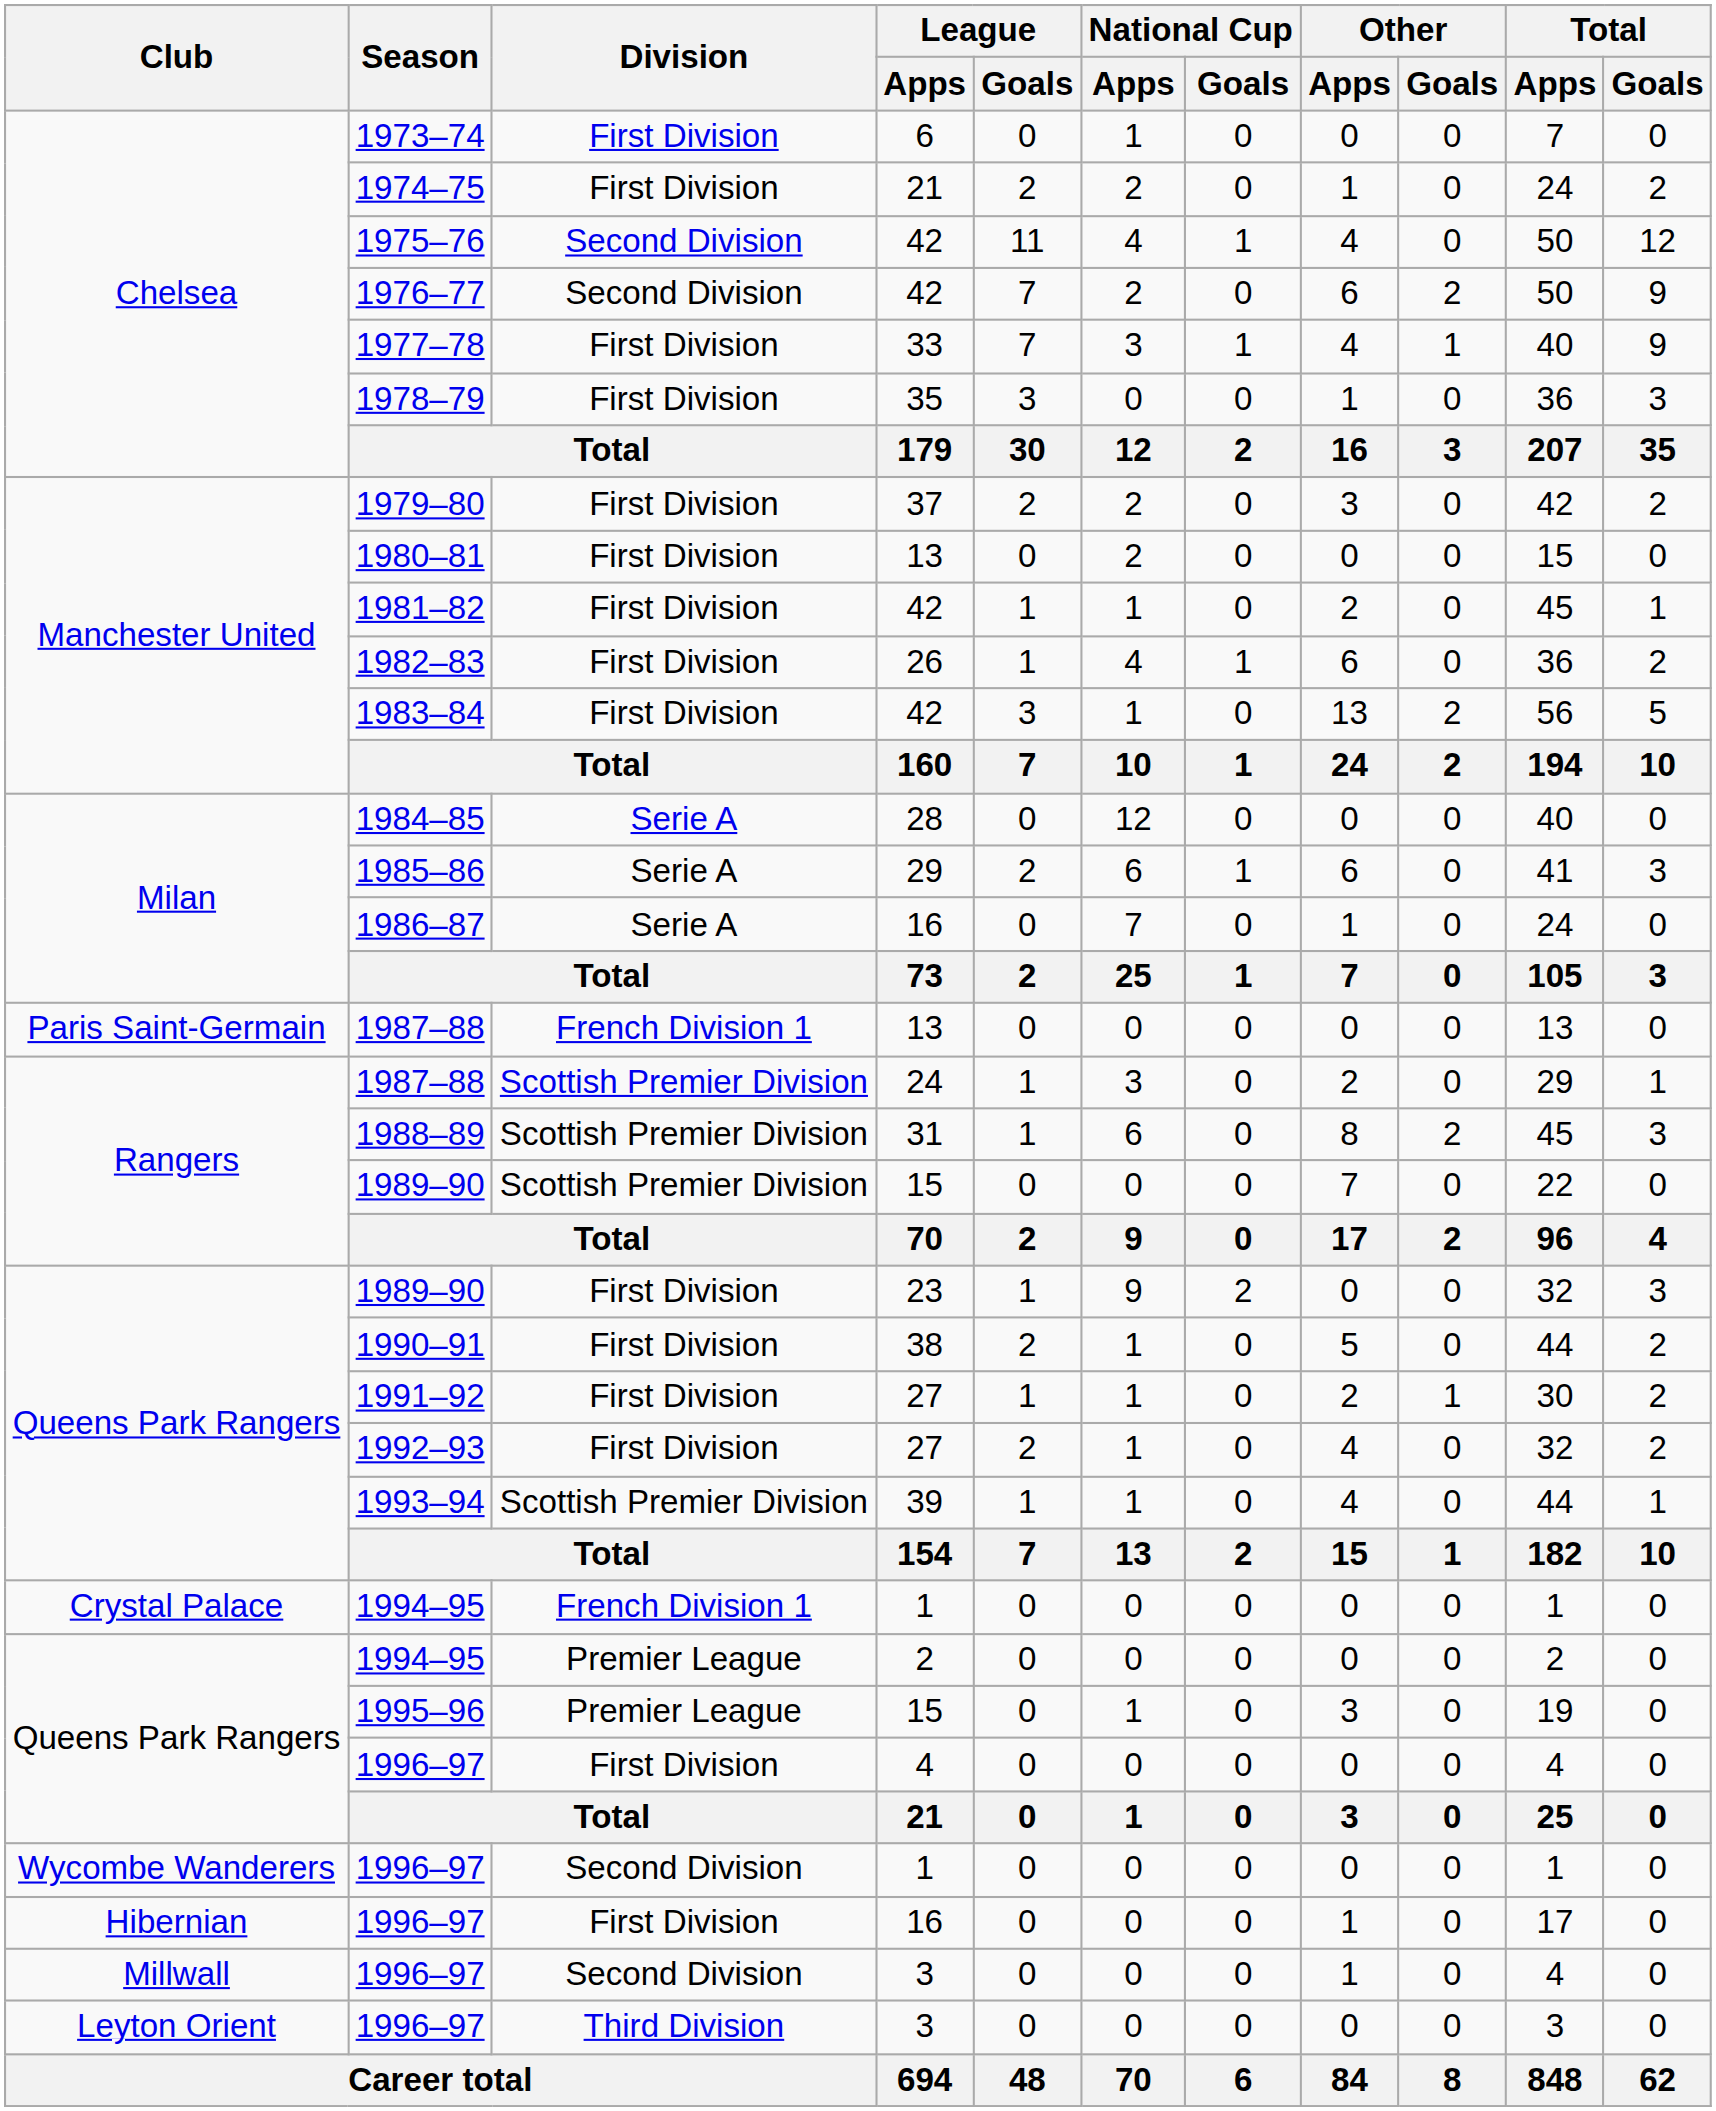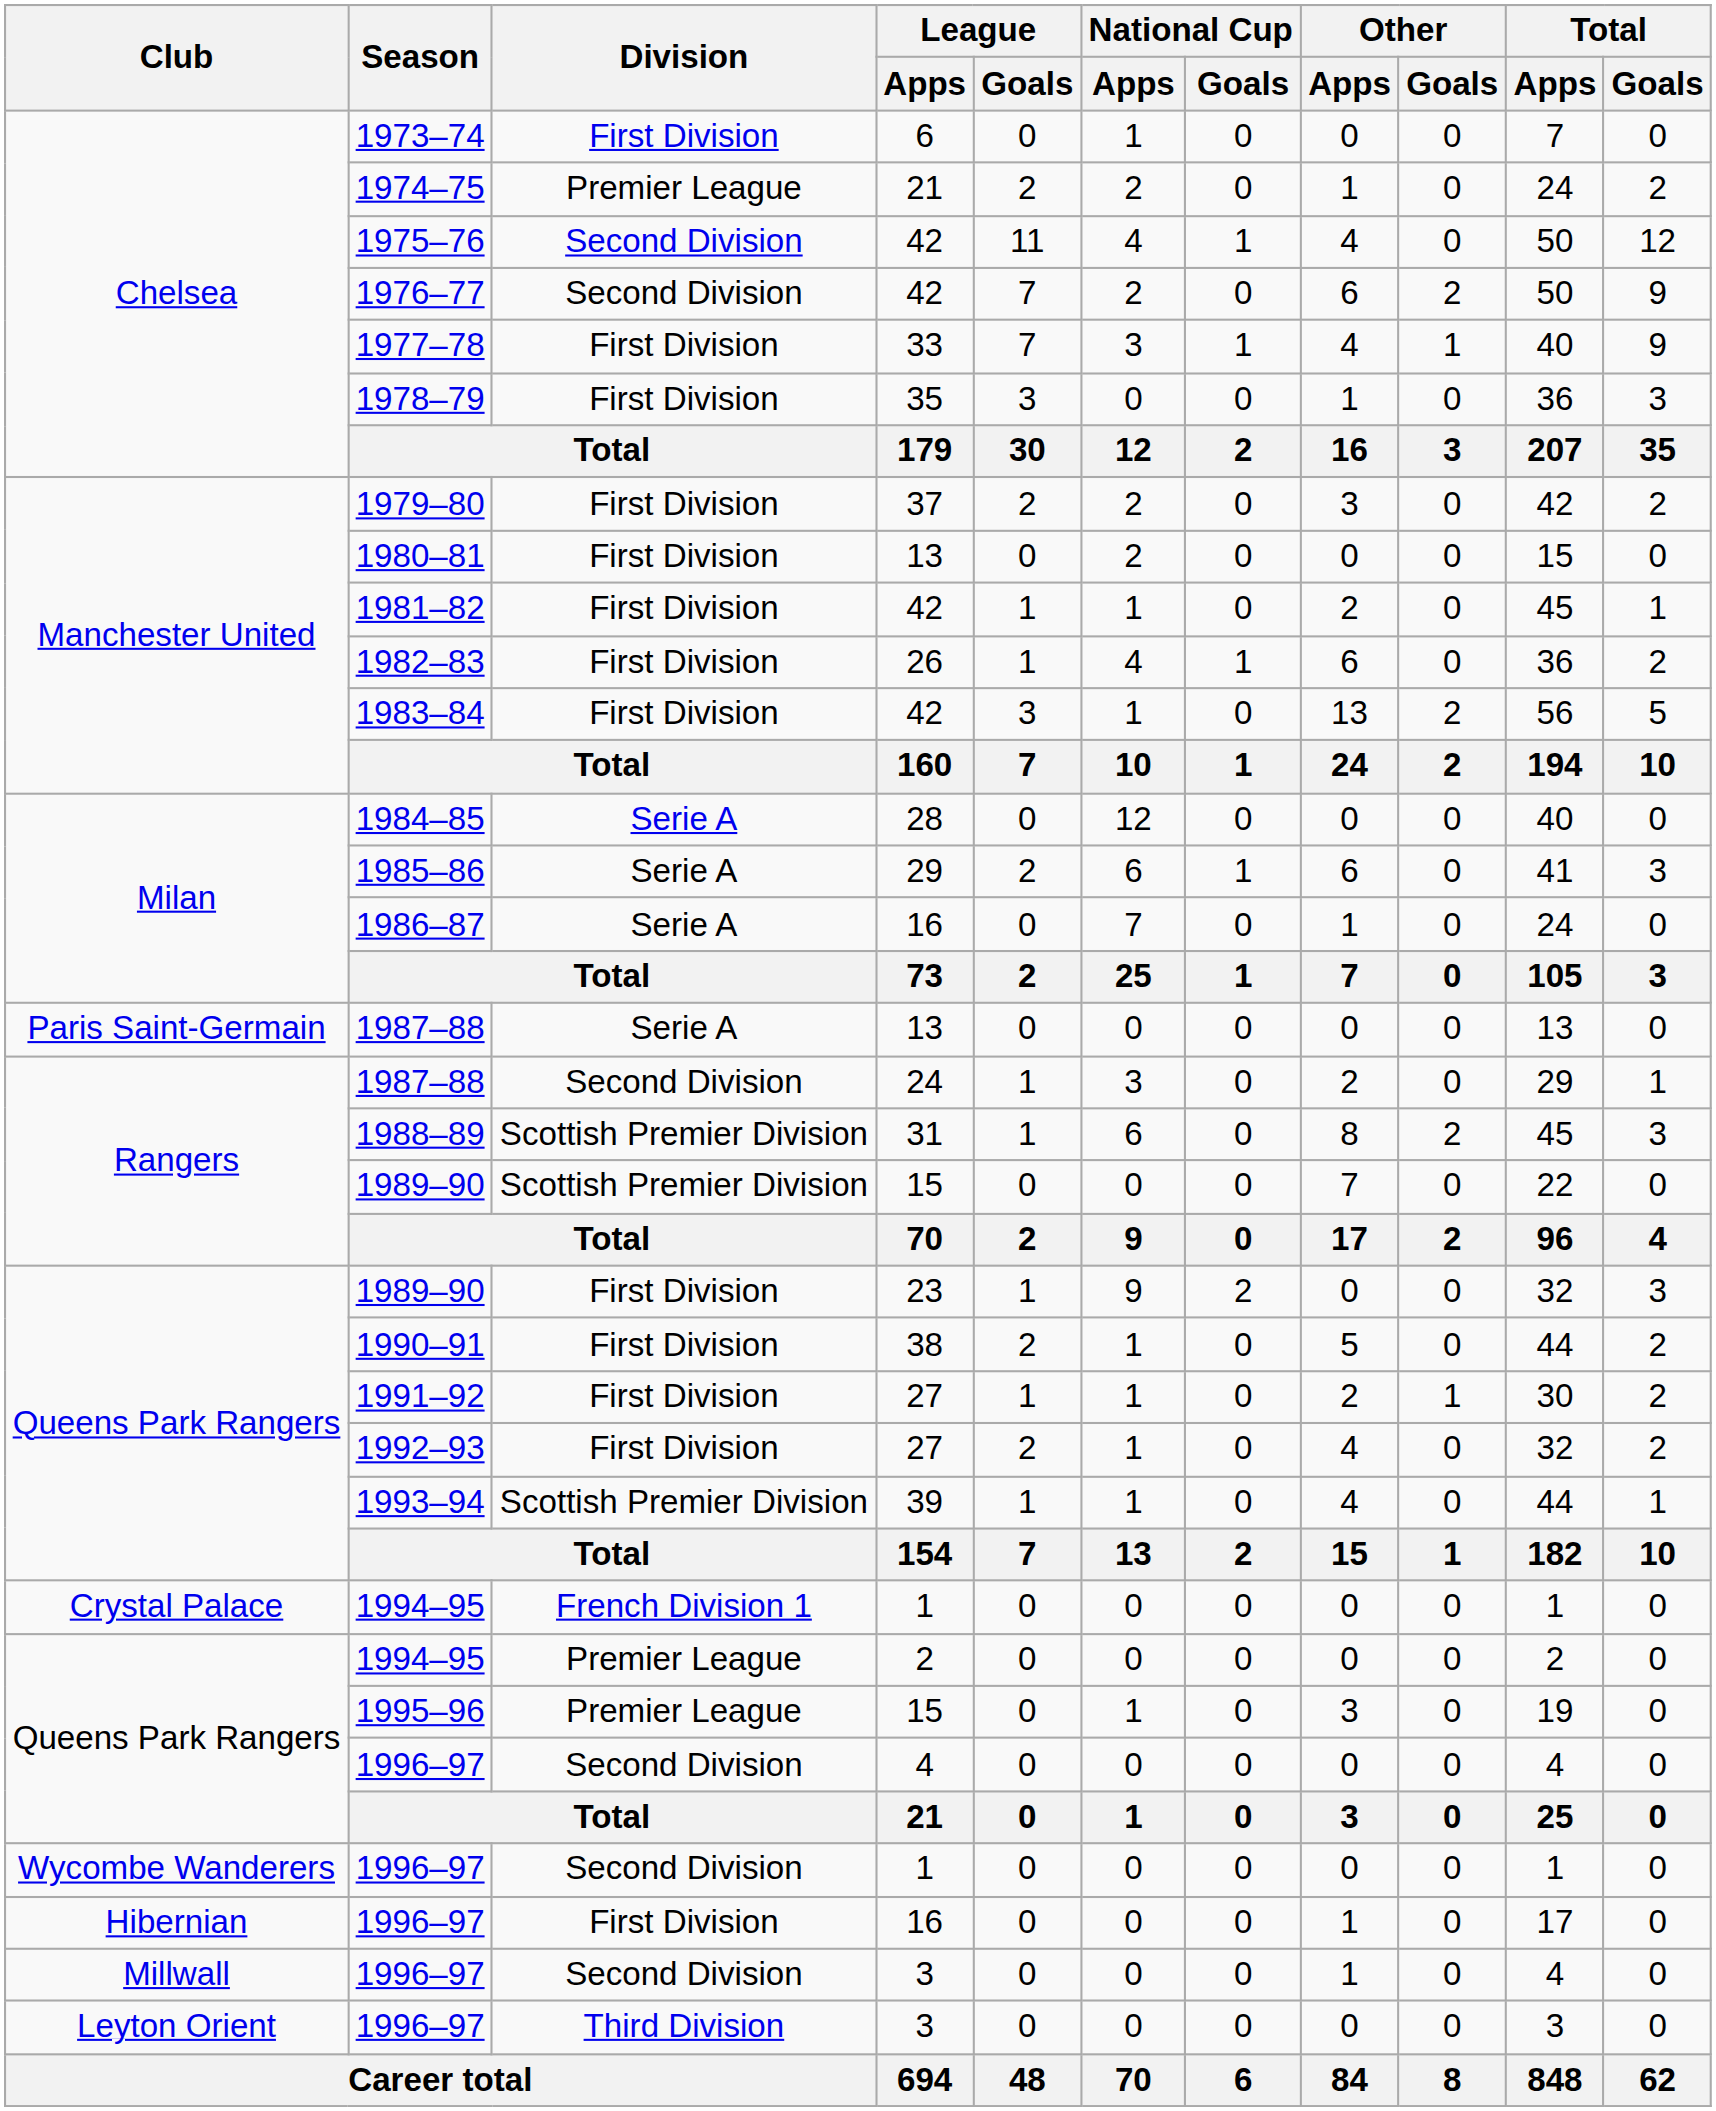(684, 188) First Division -> (684, 188) Premier League
(684, 1028) French Division 1 -> (684, 1028) Serie A
(684, 1081) Scottish Premier Division -> (684, 1081) Second Division
(684, 1764) First Division -> (684, 1764) Second Division
